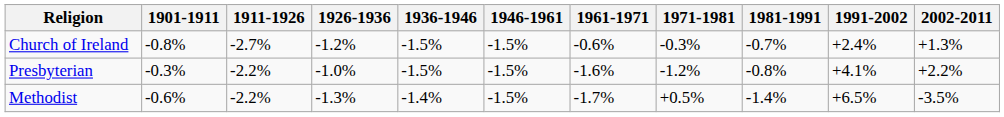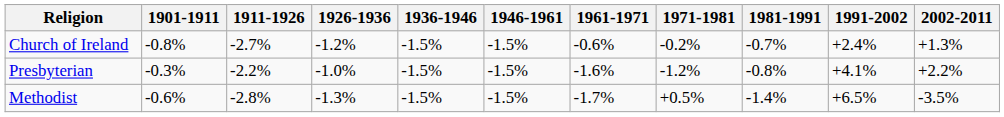(680, 44) -0.3% -> (680, 44) -0.2%
(250, 97) -2.2% -> (250, 97) -2.8%
(422, 97) -1.4% -> (422, 97) -1.5%
